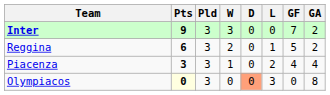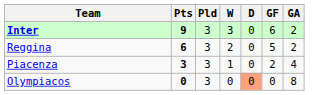- column: (273, 13)
(294, 30) 7 -> (273, 30) 6
(294, 64) 4 -> (273, 64) 2
(183, 82) lightyellow background -> (183, 82) no background
